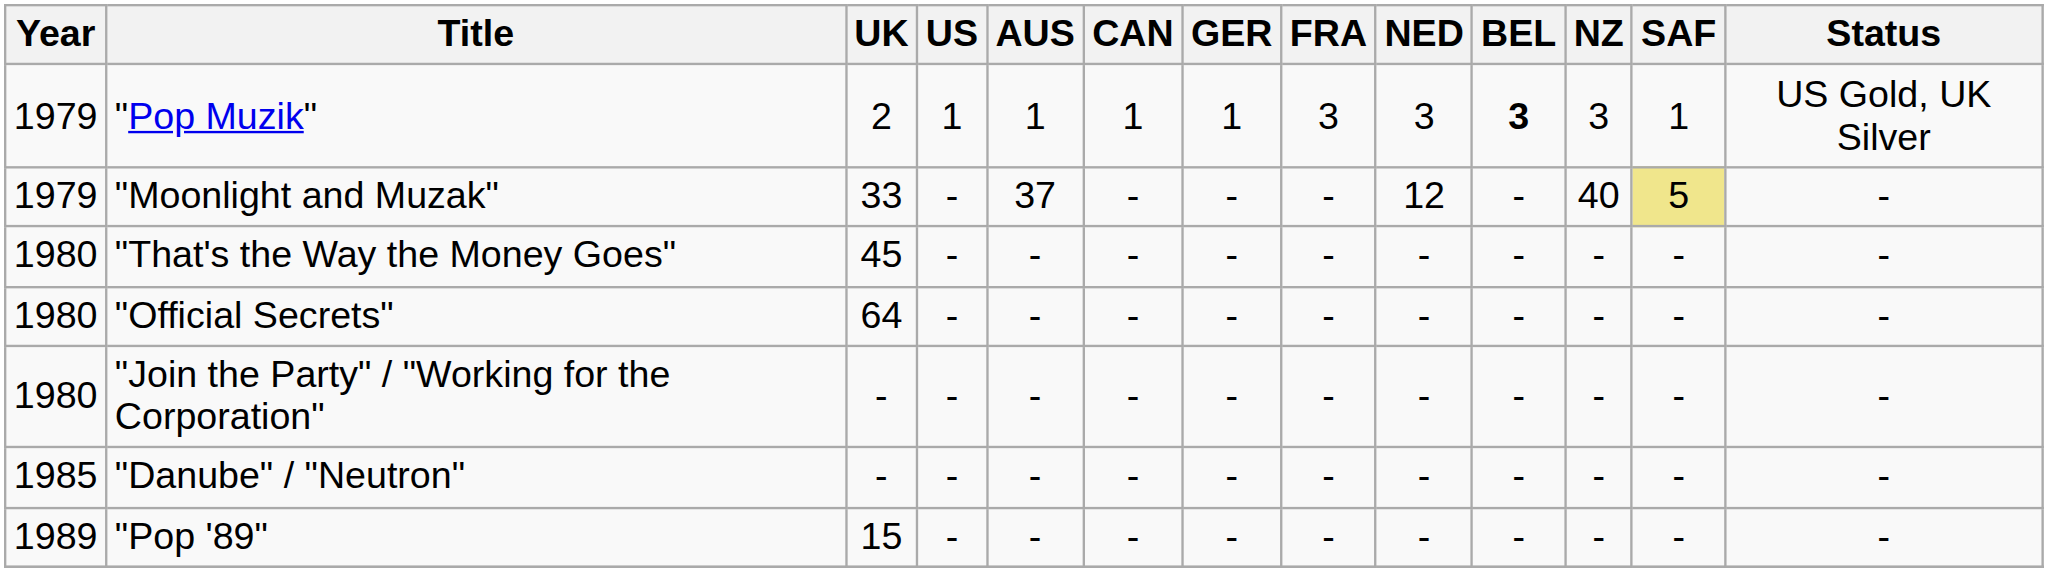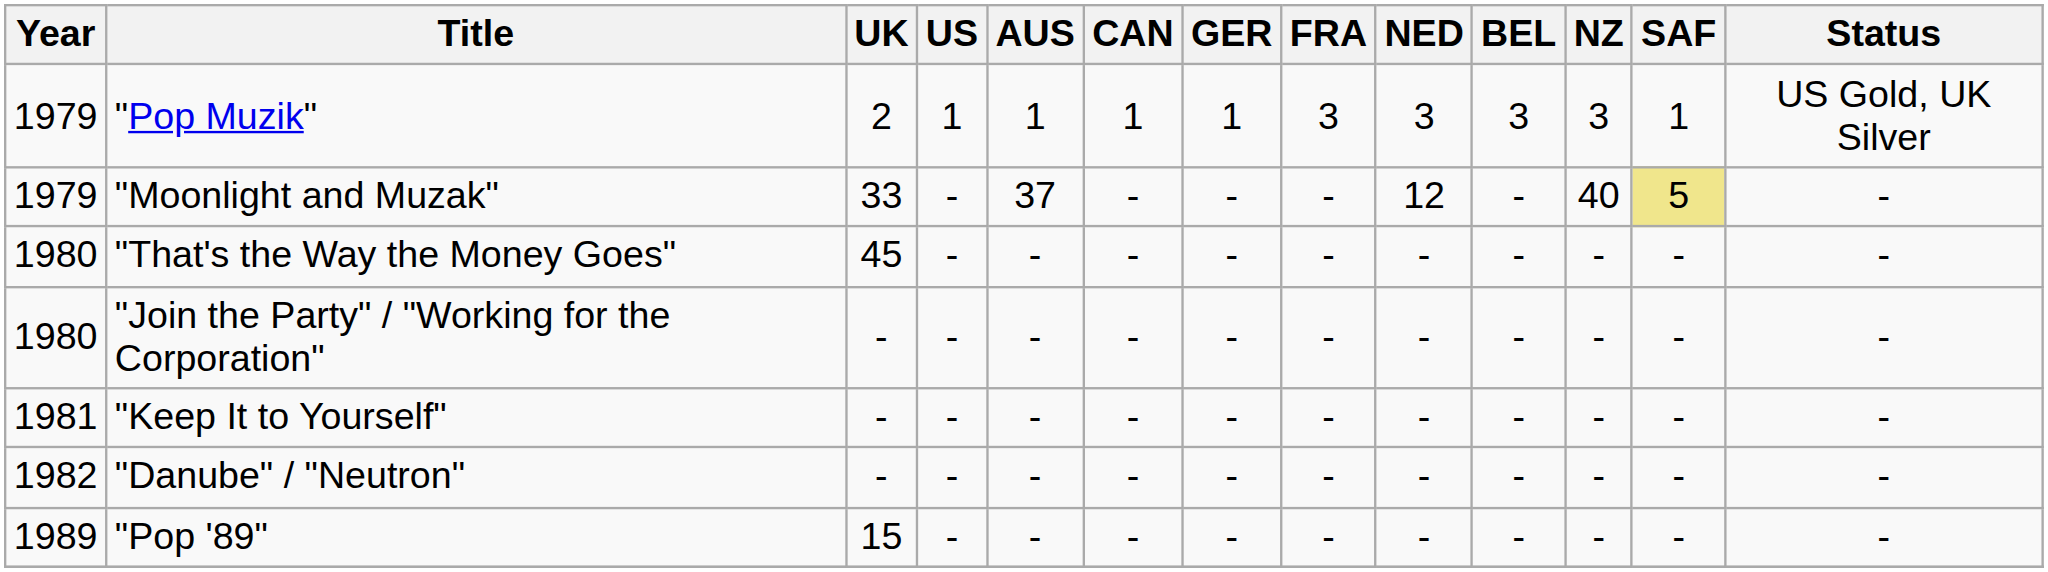(1519, 115) bold -> (1519, 115) normal
- row: (254, 315)
+ row: (281, 417)
(56, 476) 1985 -> (56, 476) 1982
